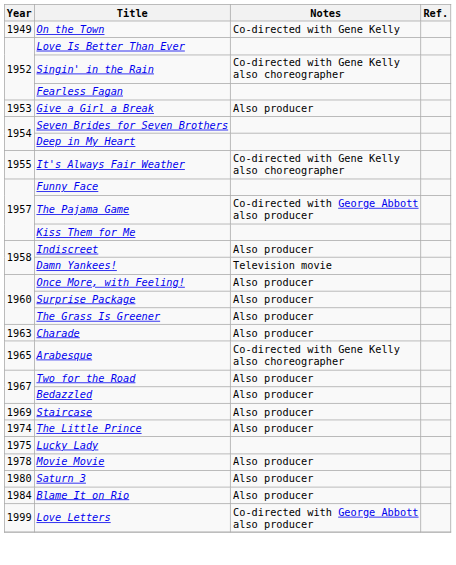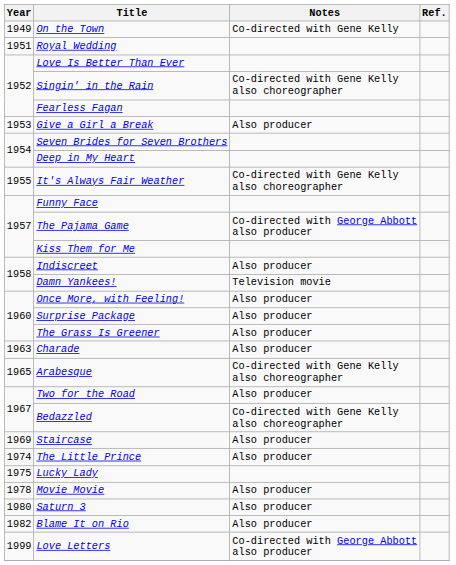+ row: (76, 46)
(273, 395) Also producer -> (316, 418) Co-directed with Gene Kelly also choreographer
(19, 495) 1984 -> (19, 524) 1982
